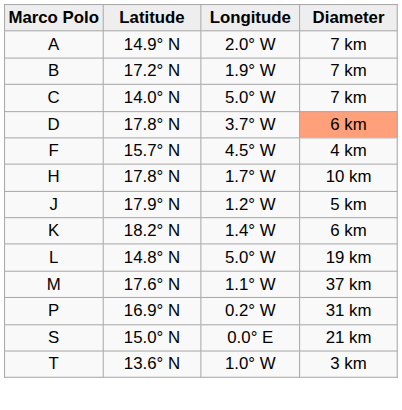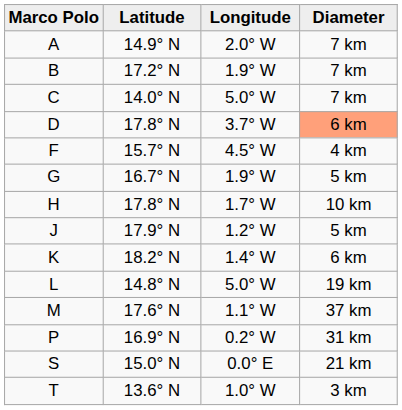+ row: (54, 177)
